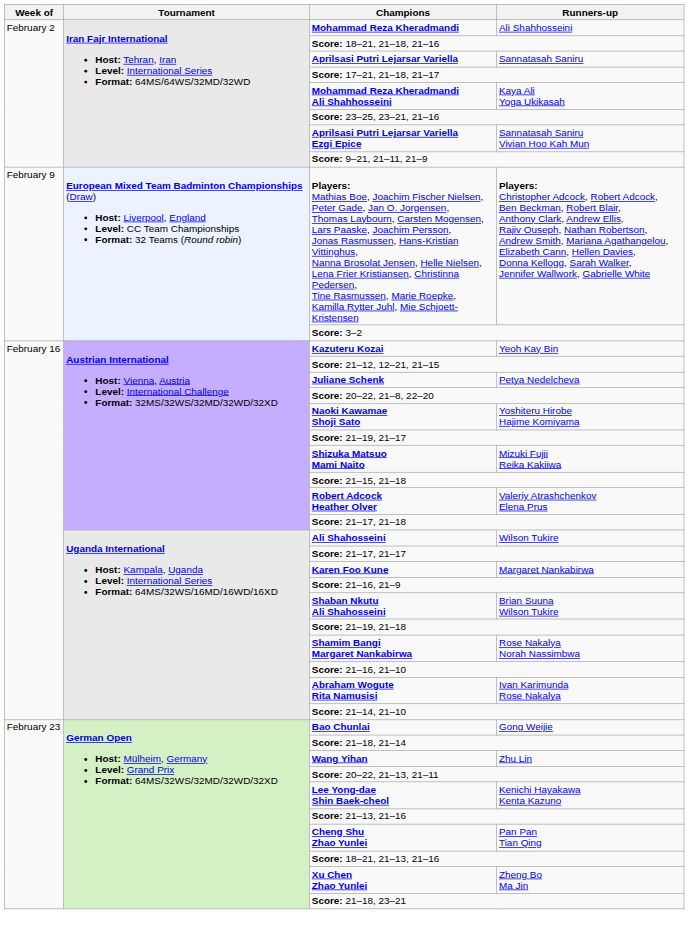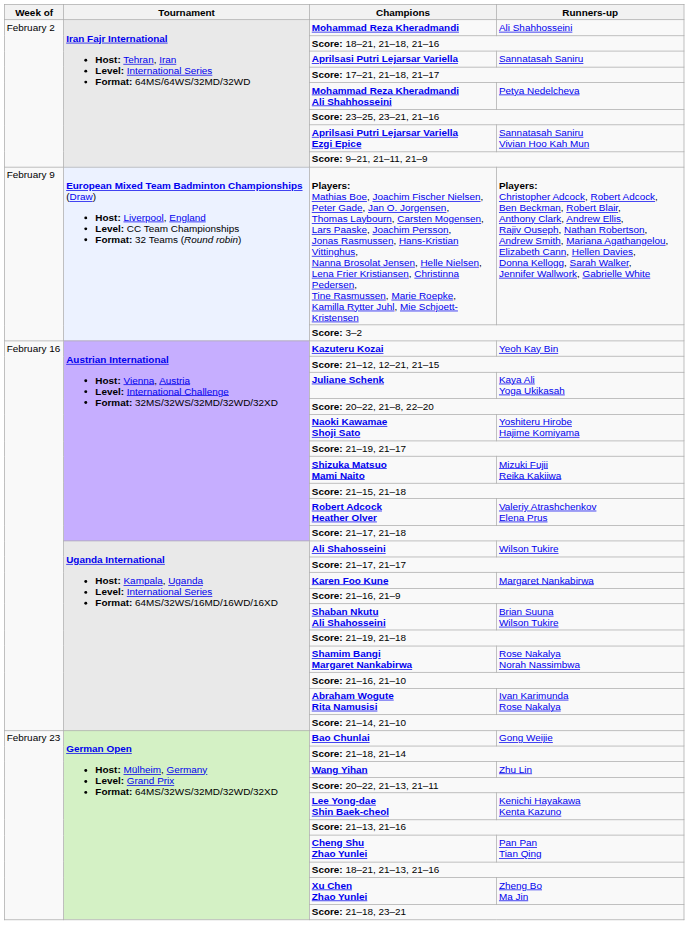(532, 96) Kaya Ali Yoga Ukikasah -> (539, 90) Petya Nedelcheva
(539, 379) Petya Nedelcheva -> (532, 385) Kaya Ali Yoga Ukikasah
